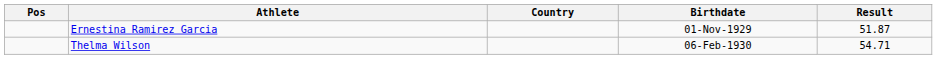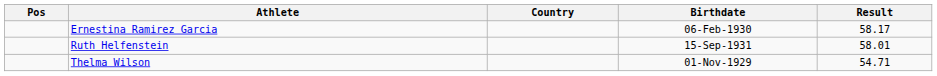(718, 29) 01-Nov-1929 -> (718, 29) 06-Feb-1930
(875, 29) 51.87 -> (875, 29) 58.17
+ row: (120, 46)
(718, 46) 06-Feb-1930 -> (718, 62) 01-Nov-1929
